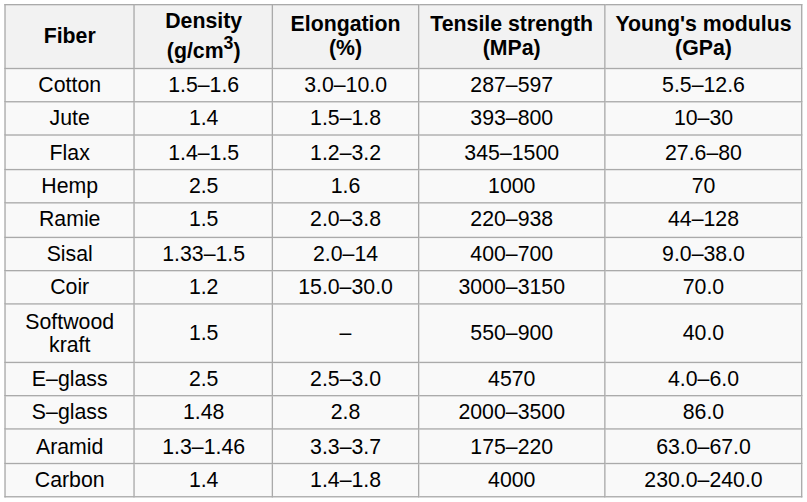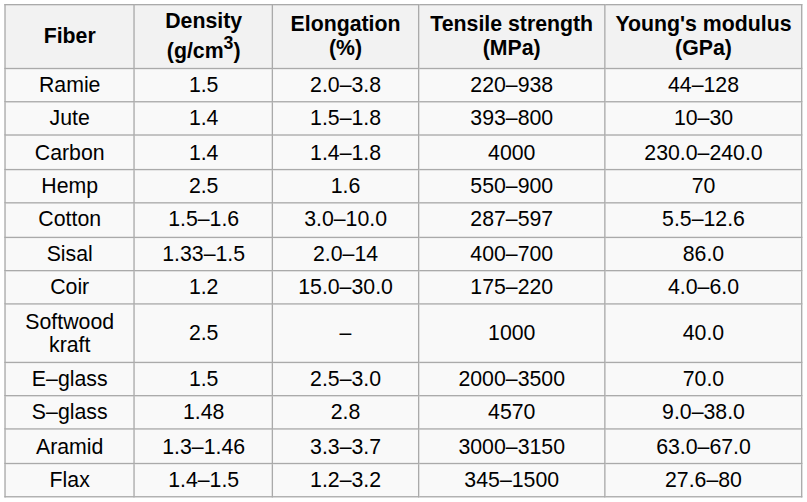rows swapped: (70, 84) <-> (70, 219)
rows swapped: (70, 152) <-> (70, 479)
(512, 186) 1000 -> (512, 186) 550–900
(704, 253) 9.0–38.0 -> (703, 253) 86.0
(512, 287) 3000–3150 -> (512, 287) 175–220
(703, 287) 70.0 -> (703, 287) 4.0–6.0
(204, 333) 1.5 -> (204, 333) 2.5
(512, 333) 550–900 -> (512, 333) 1000
(204, 378) 2.5 -> (204, 378) 1.5
(512, 378) 4570 -> (512, 378) 2000–3500
(703, 378) 4.0–6.0 -> (703, 378) 70.0
(512, 412) 2000–3500 -> (512, 412) 4570
(703, 412) 86.0 -> (704, 412) 9.0–38.0
(512, 446) 175–220 -> (512, 446) 3000–3150
